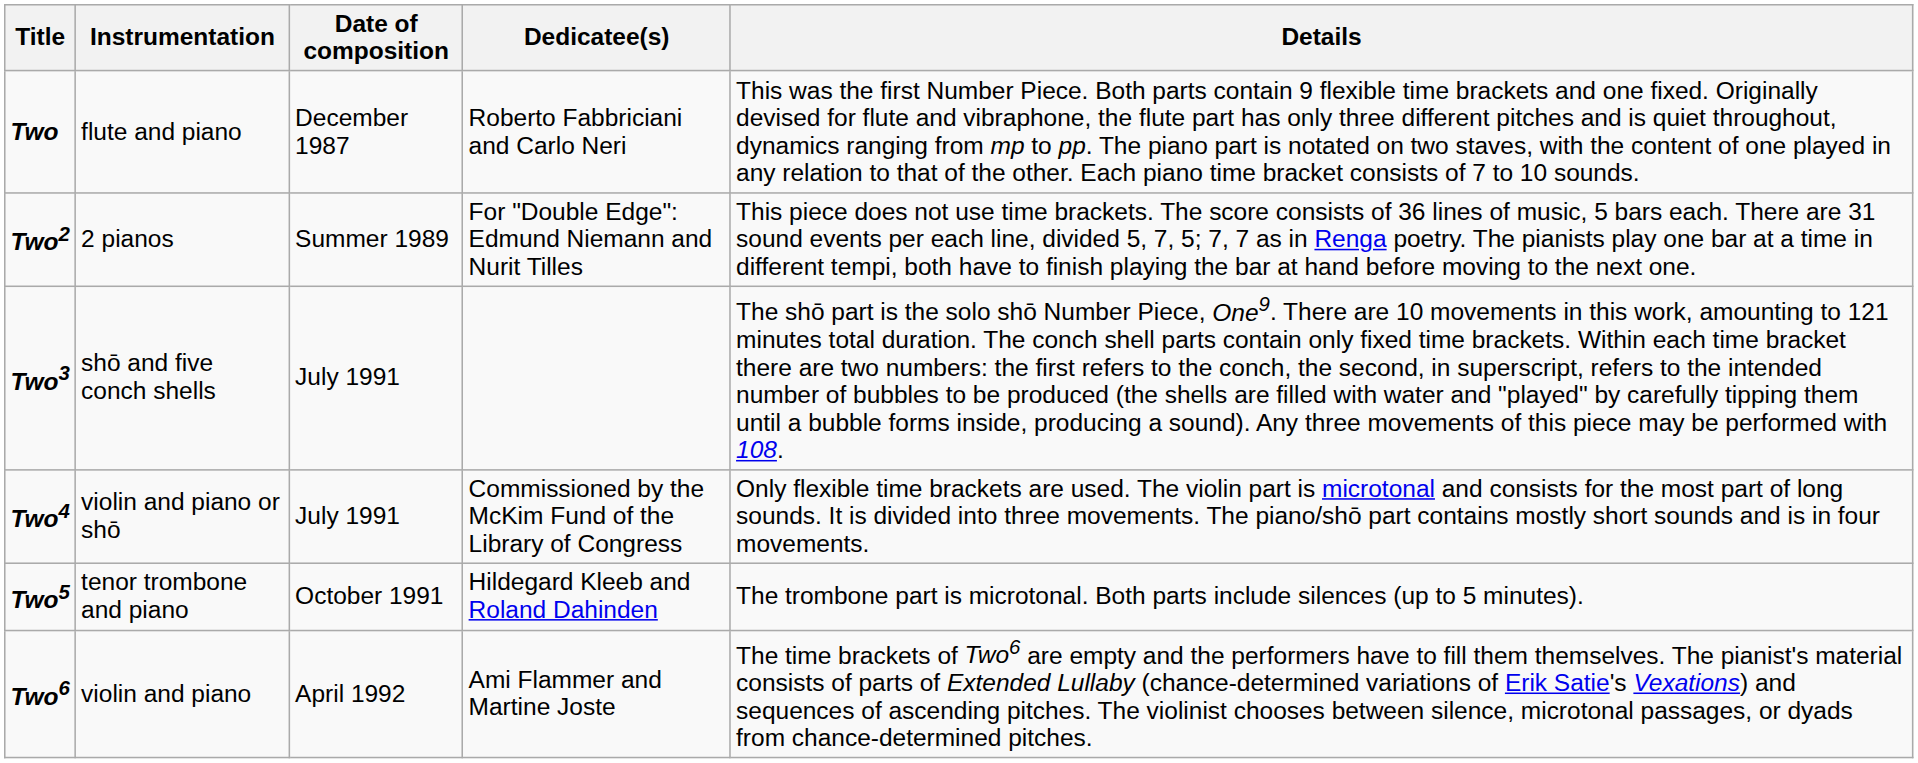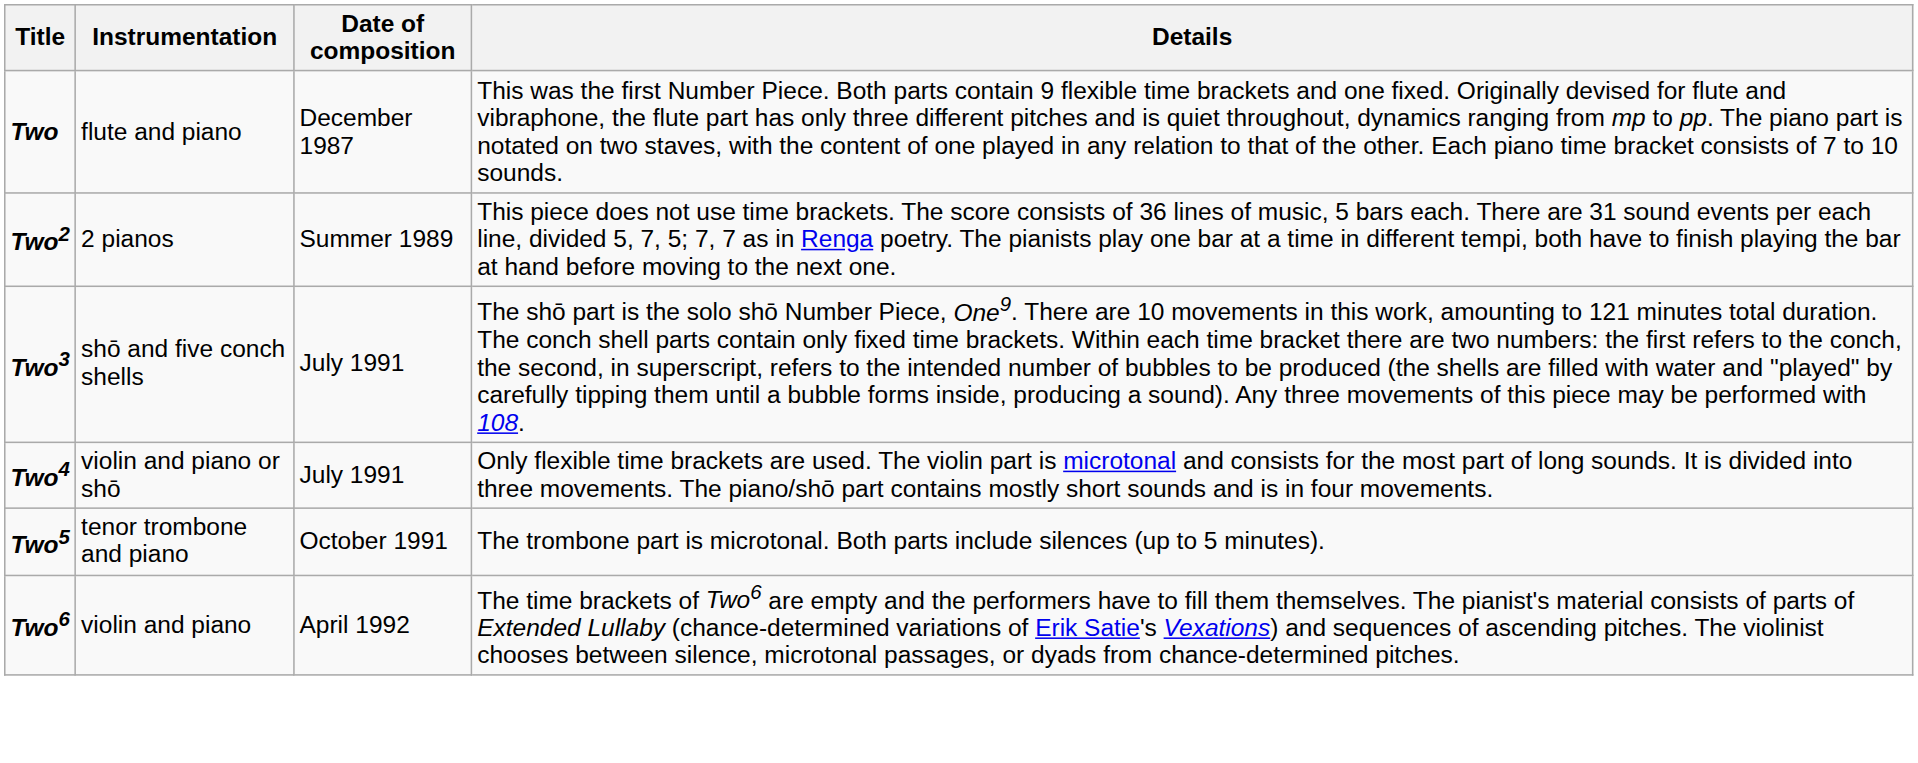- column: (597, 37)
